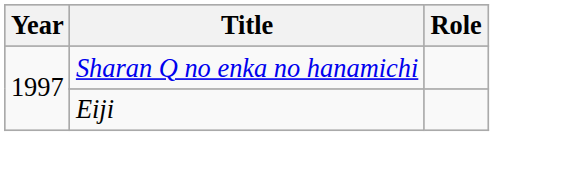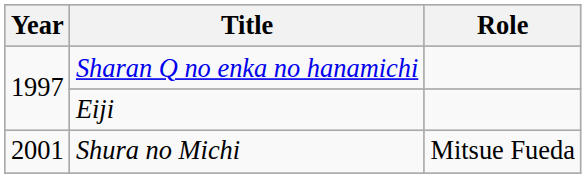+ row: (158, 151)
